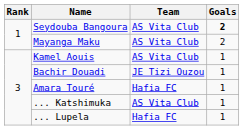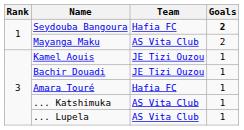(165, 27) AS Vita Club -> (154, 27) Hafia FC
(165, 57) AS Vita Club -> (168, 57) JE Tizi Ouzou
(154, 117) Hafia FC -> (165, 117) AS Vita Club
